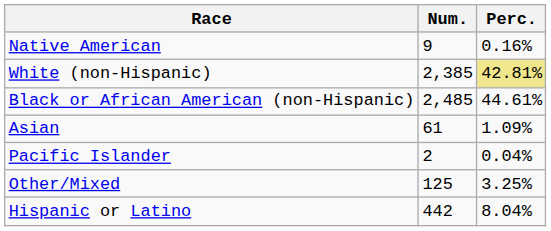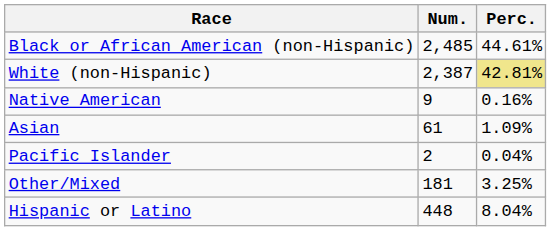rows swapped: (212, 101) <-> (85, 46)
(448, 74) 2,385 -> (448, 74) 2,387
(438, 184) 125 -> (438, 184) 181
(438, 211) 442 -> (438, 211) 448
